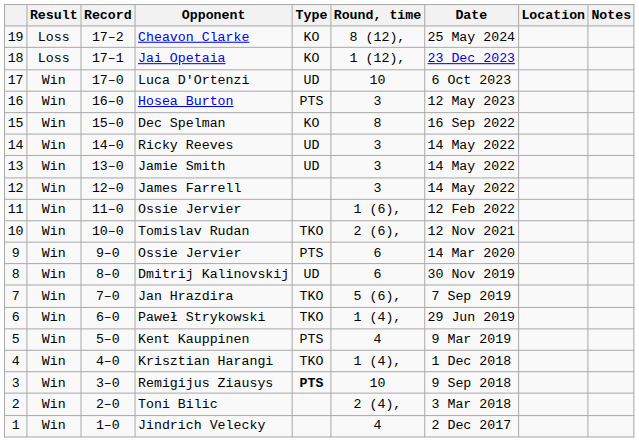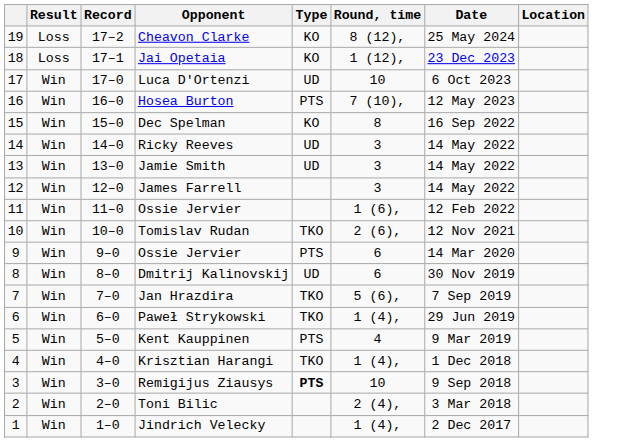- column: (611, 15)
(377, 102) 3 -> (377, 102) 7 (10),
(377, 426) 4 -> (377, 426) 1 (4),
